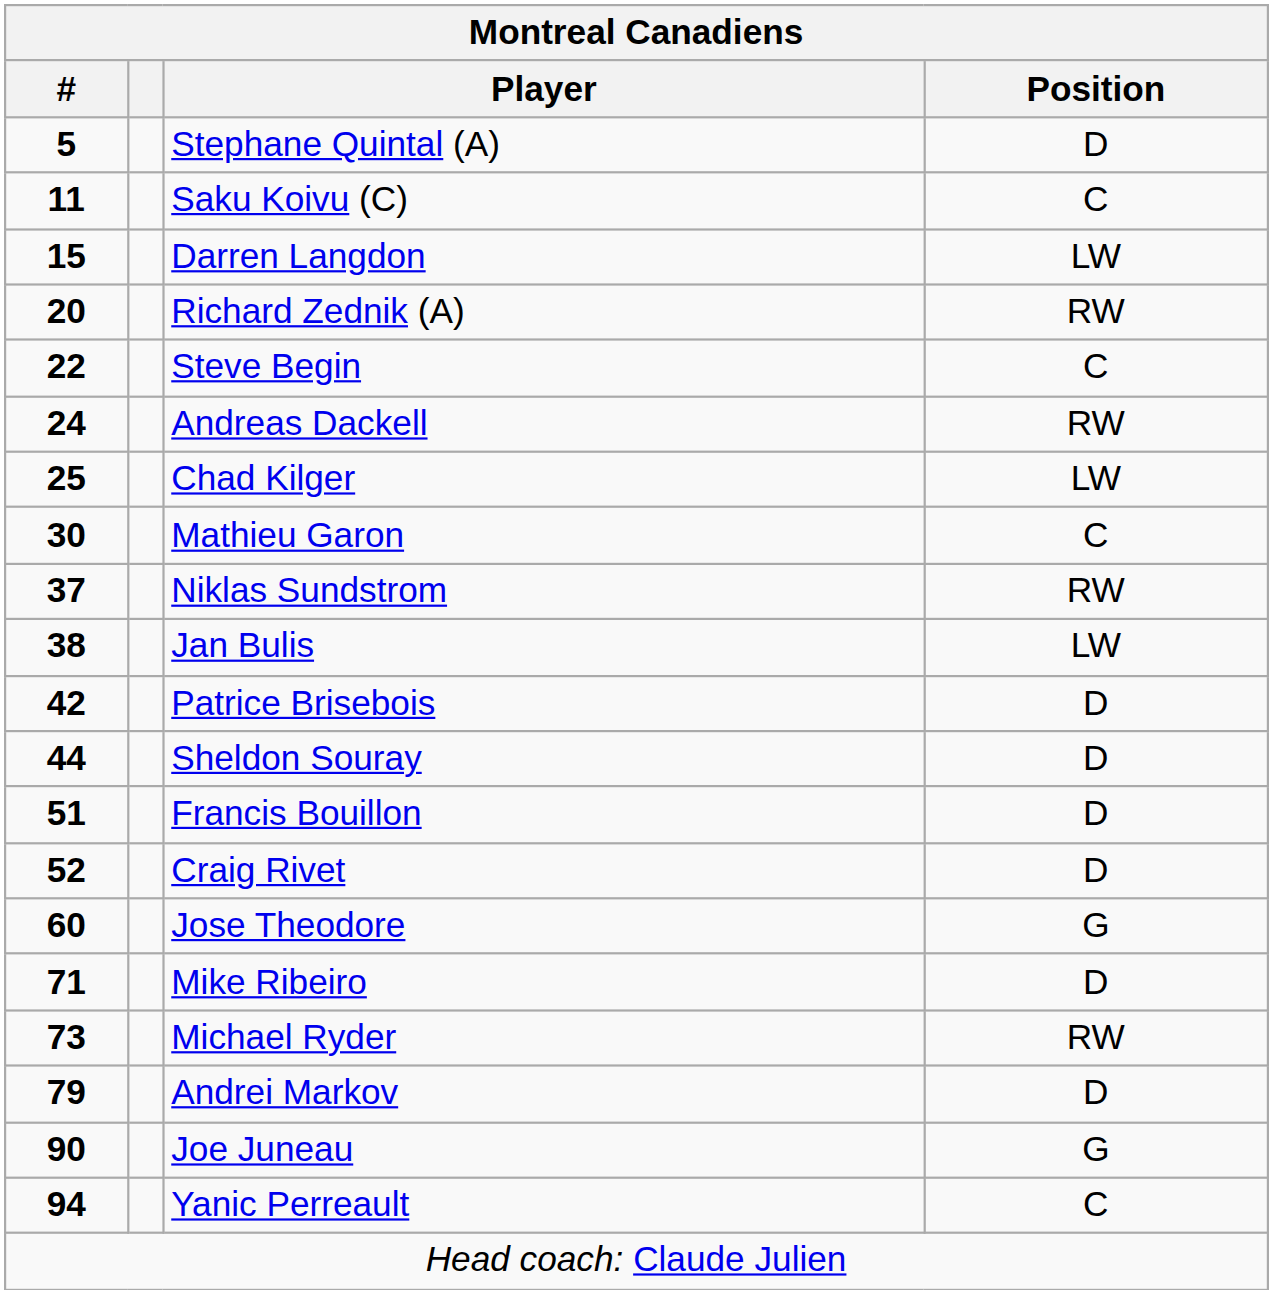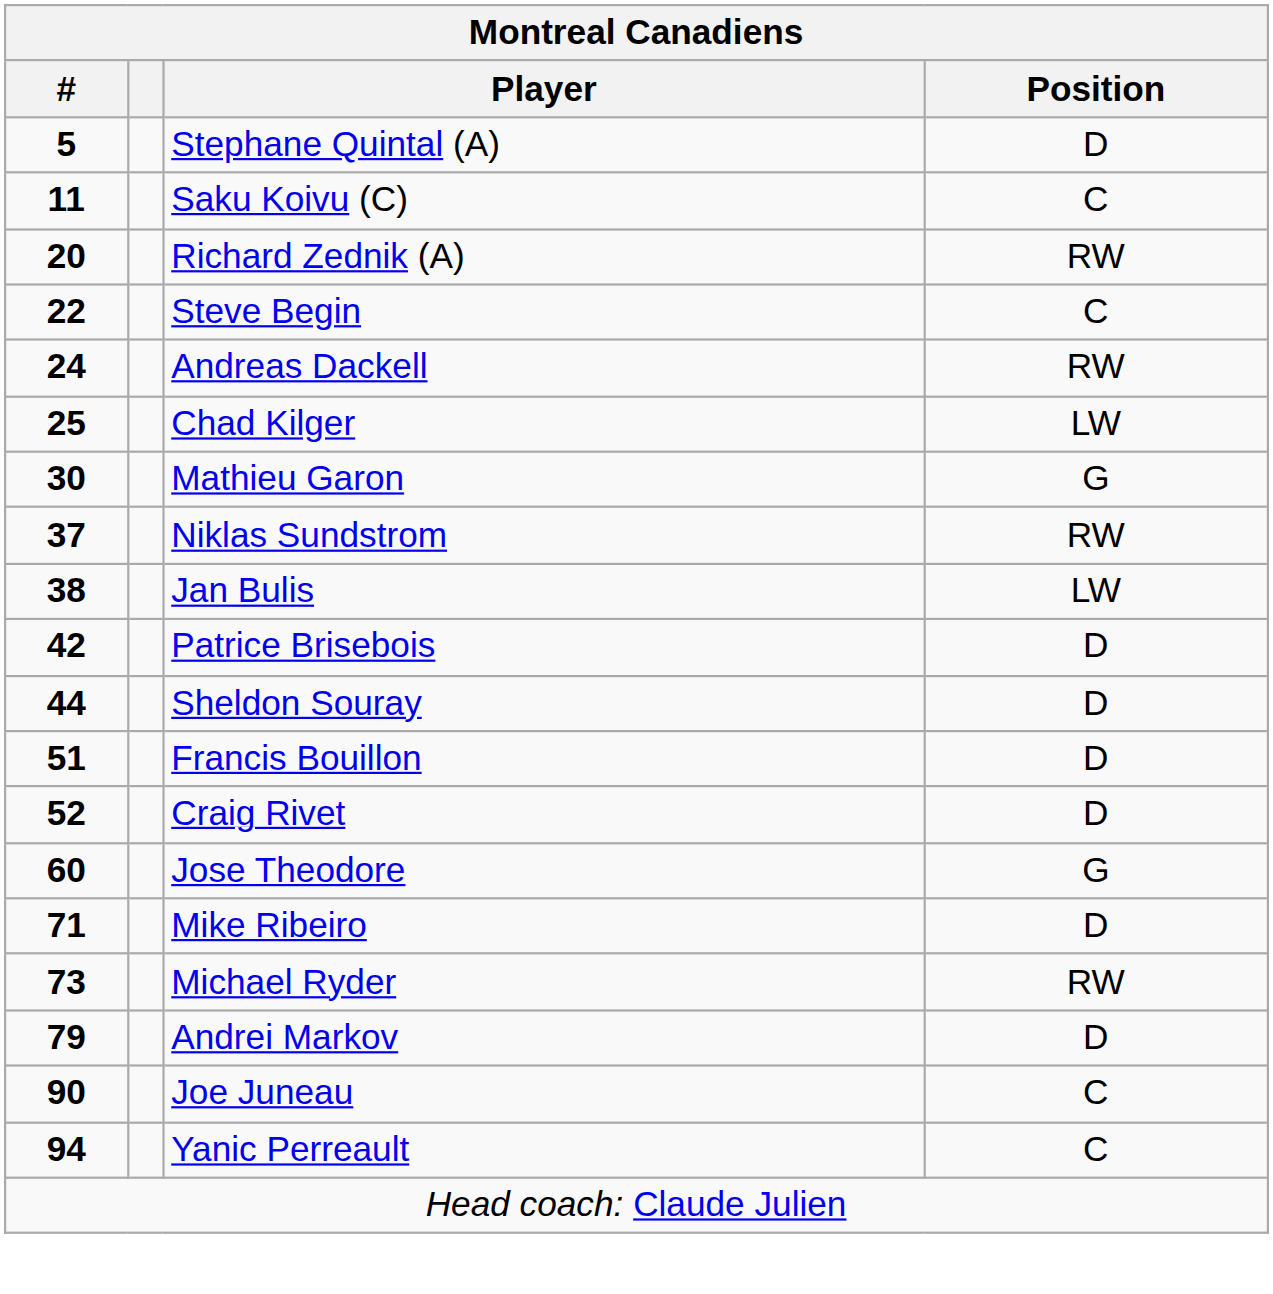- row: (298, 255)
(1096, 534) C -> (1096, 479) G
(1096, 1148) G -> (1096, 1093) C
